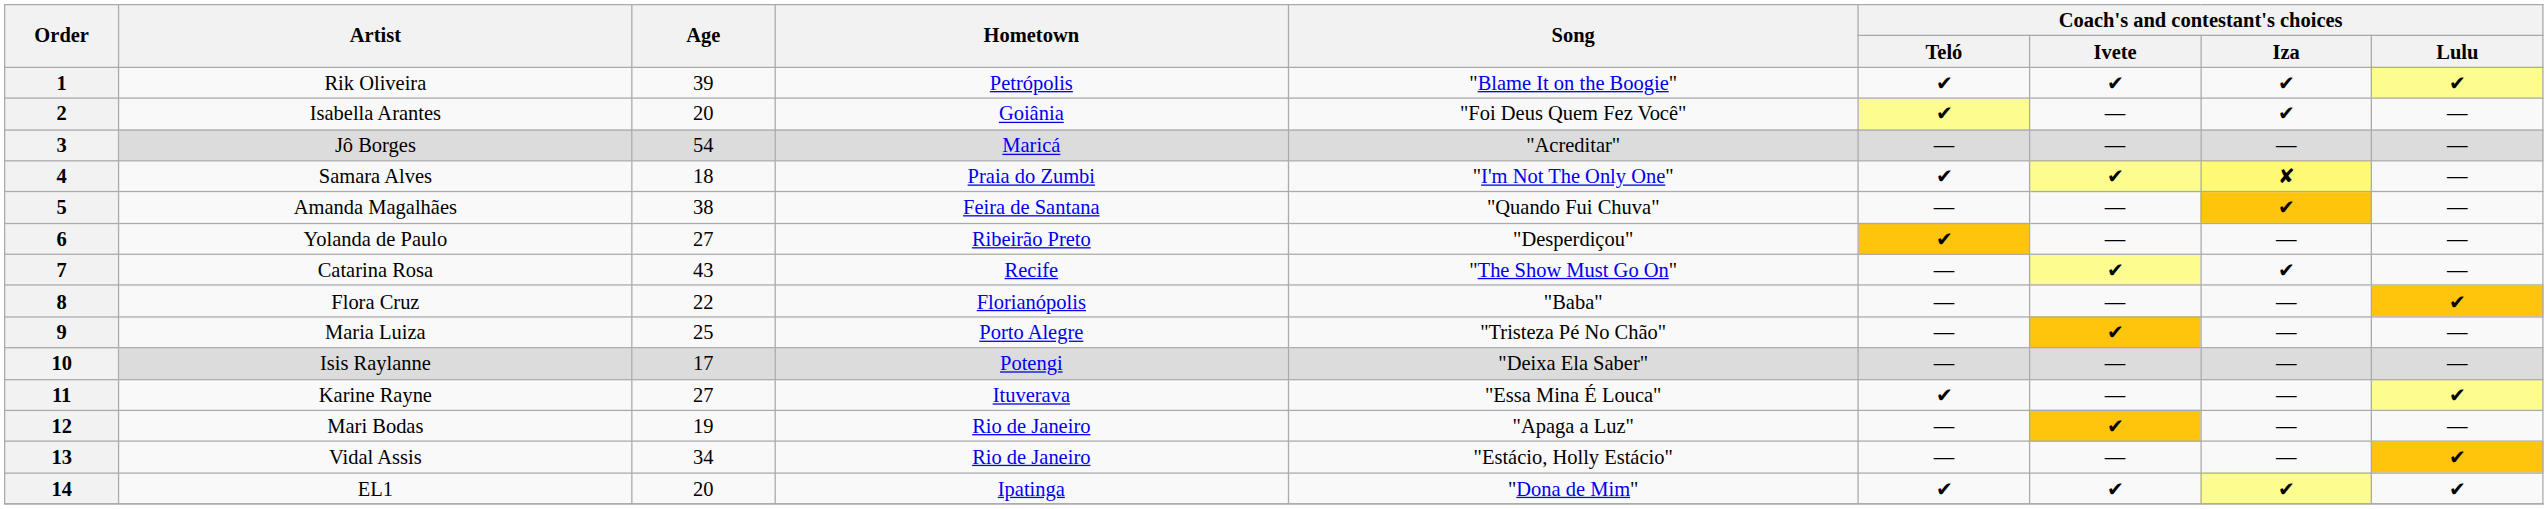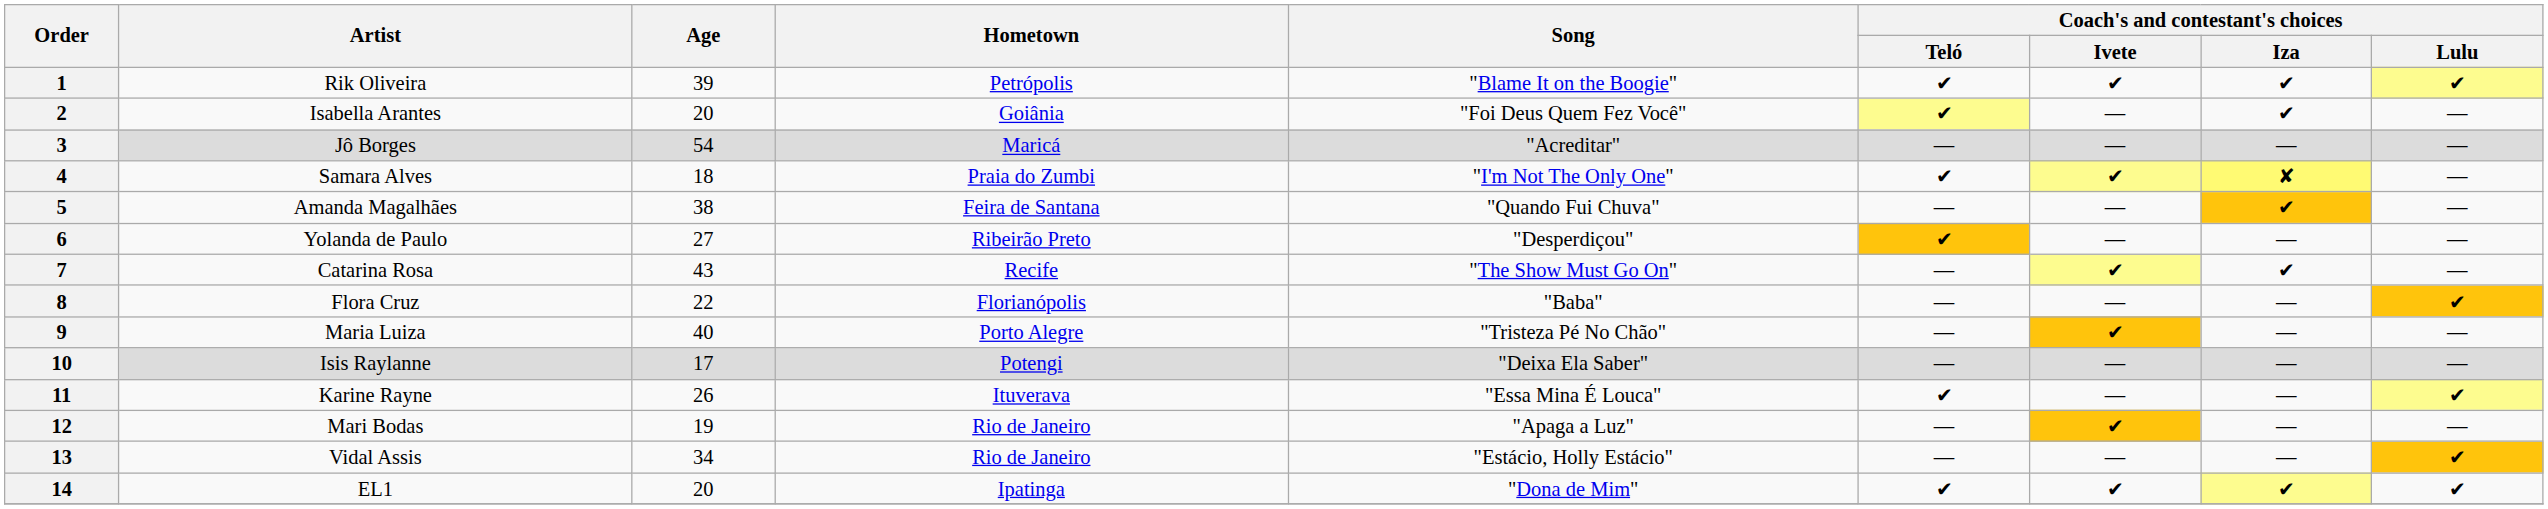(703, 332) 25 -> (703, 332) 40
(703, 395) 27 -> (703, 395) 26
